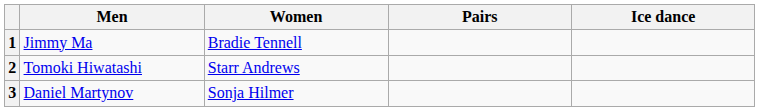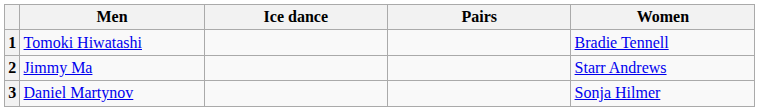columns swapped: (296, 17) <-> (663, 17)
(58, 42) Jimmy Ma -> (83, 42) Tomoki Hiwatashi
(83, 67) Tomoki Hiwatashi -> (58, 67) Jimmy Ma
